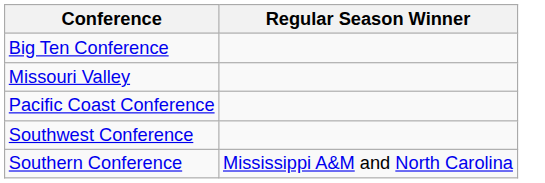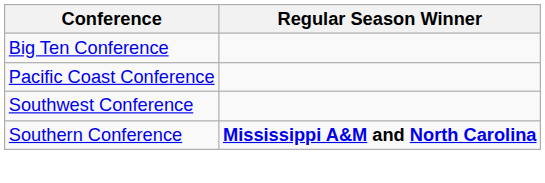- row: (69, 76)
(368, 163) normal -> (380, 134) bold
